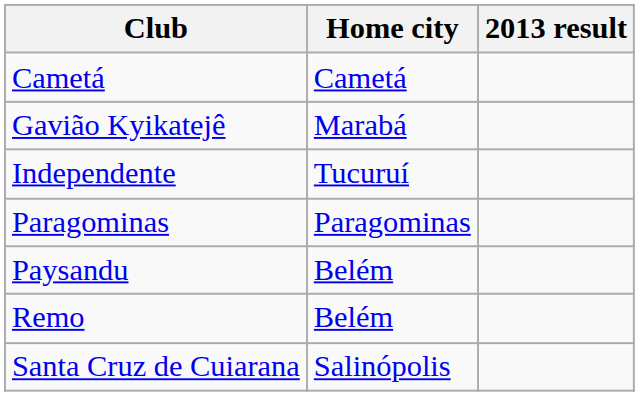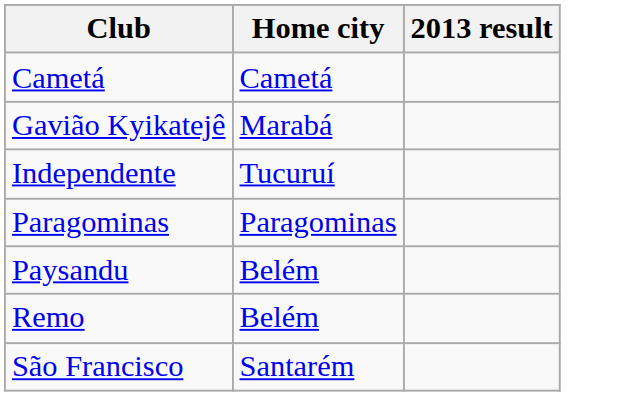- row: (156, 366)
+ row: (98, 366)
